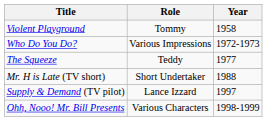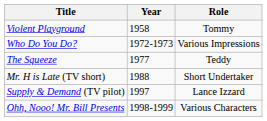columns swapped: (238, 12) <-> (170, 12)
